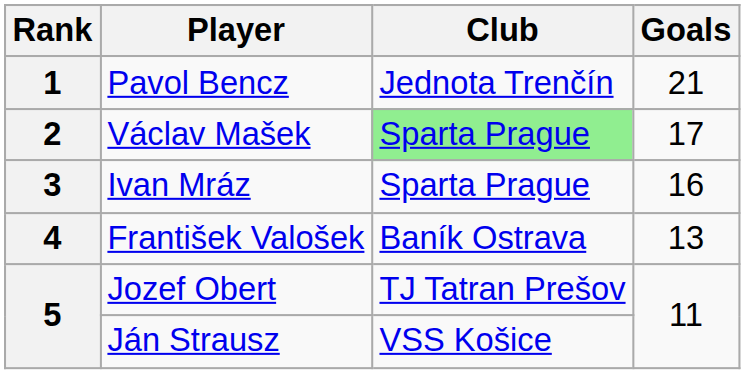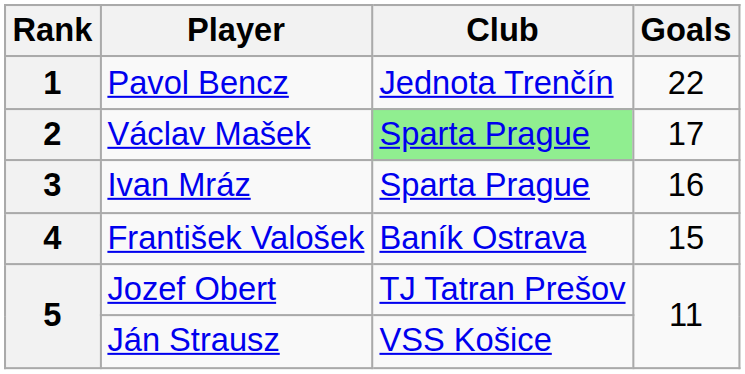(686, 82) 21 -> (686, 82) 22
(686, 237) 13 -> (686, 237) 15
